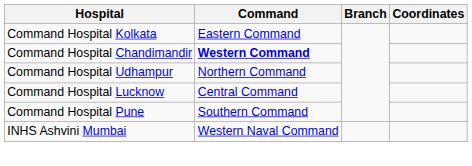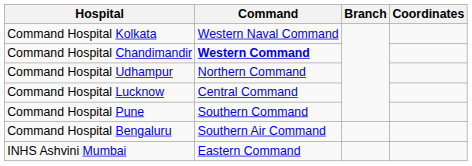(249, 33) Eastern Command -> (268, 33) Western Naval Command
+ row: (89, 131)
(268, 131) Western Naval Command -> (249, 151) Eastern Command
